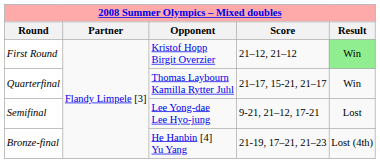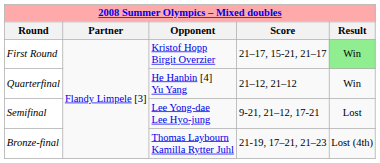(268, 54) 21–12, 21–12 -> (283, 54) 21–17, 15-21, 21–17
(193, 84) Thomas Laybourn Kamilla Rytter Juhl -> (182, 84) He Hanbin [4] Yu Yang
(283, 84) 21–17, 15-21, 21–17 -> (268, 84) 21–12, 21–12
(182, 143) He Hanbin [4] Yu Yang -> (193, 143) Thomas Laybourn Kamilla Rytter Juhl
